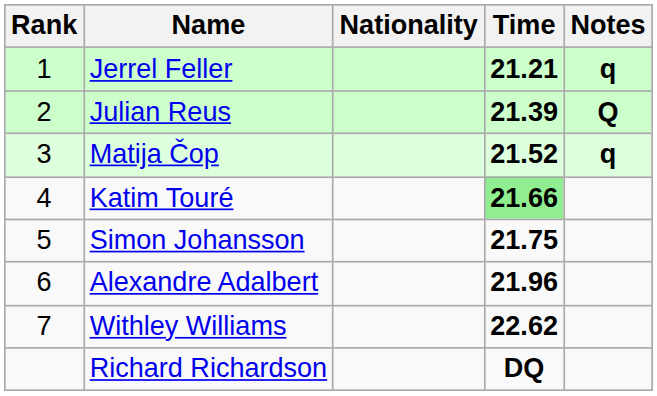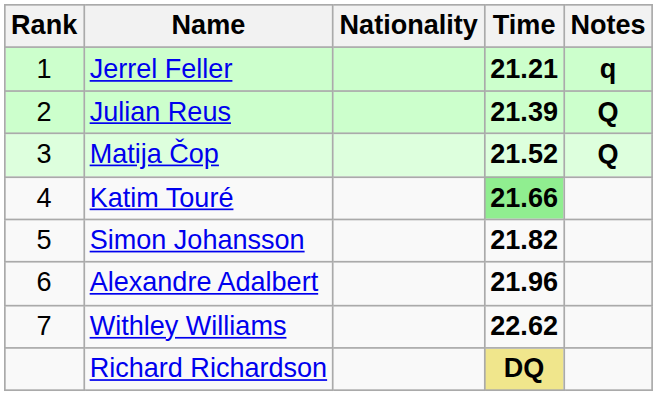(608, 154) q -> (608, 154) Q
(524, 240) 21.75 -> (524, 240) 21.82
(524, 369) no background -> (524, 369) khaki background
